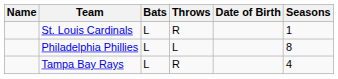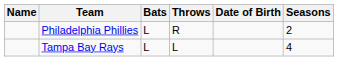- row: (87, 30)
(175, 47) L -> (176, 30) R
(289, 47) 8 -> (289, 30) 2
(176, 64) R -> (175, 47) L
